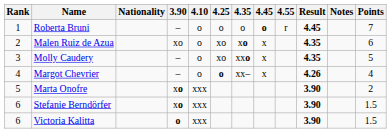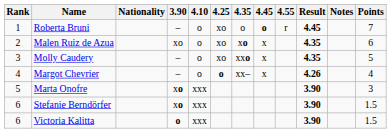(221, 27) o -> (221, 27) xo
(371, 89) 2 -> (371, 89) 3
